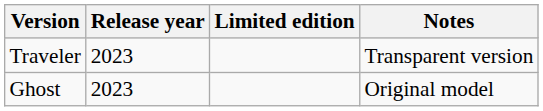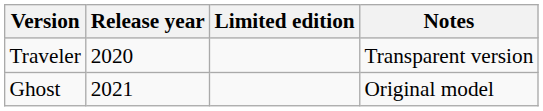(112, 55) 2023 -> (112, 55) 2020
(112, 88) 2023 -> (112, 88) 2021
